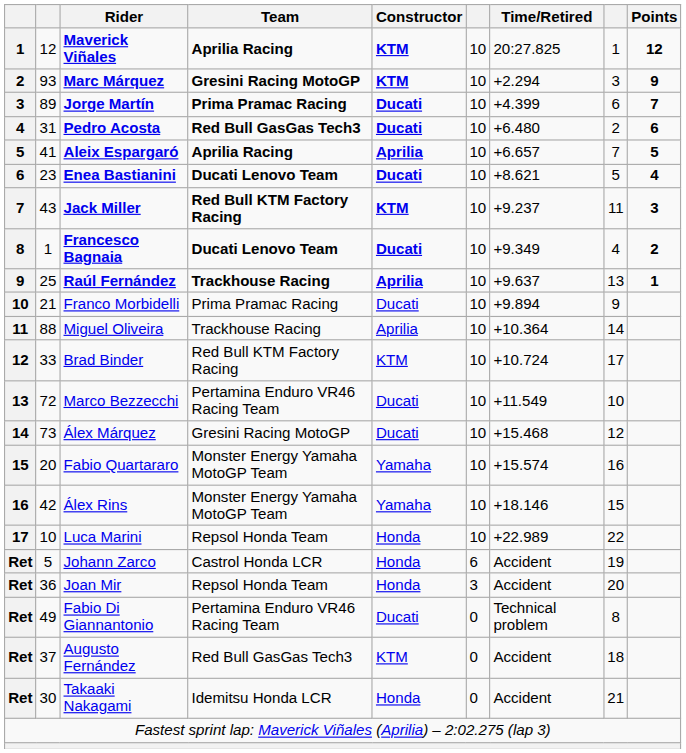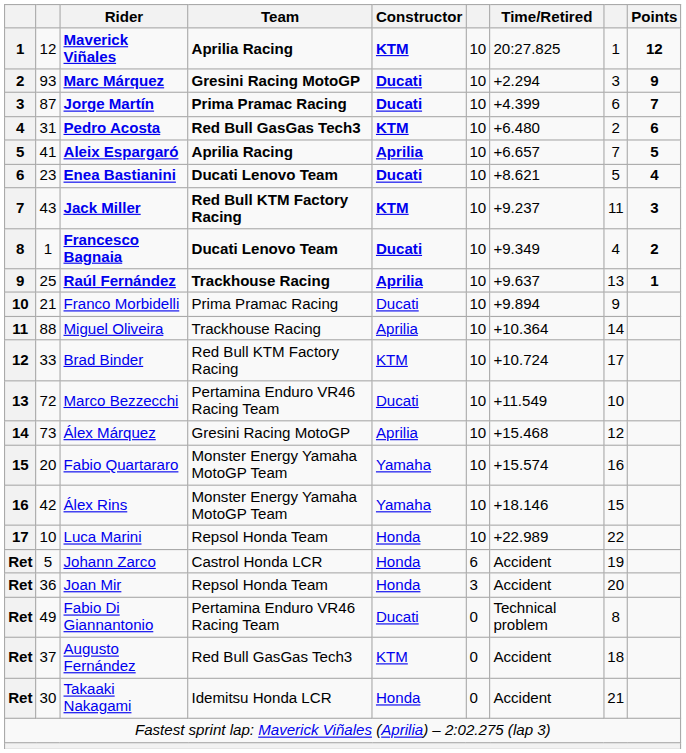(392, 80) KTM -> (399, 80) Ducati
(48, 104) 89 -> (48, 104) 87
(399, 128) Ducati -> (392, 128) KTM
(397, 432) Ducati -> (397, 432) Aprilia
